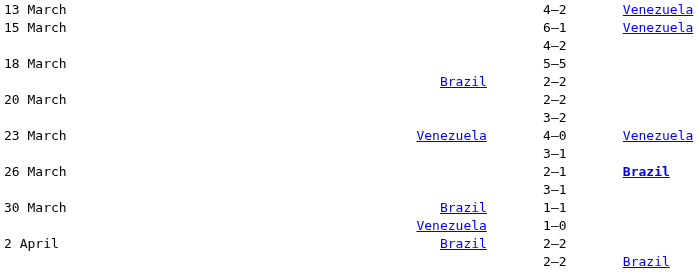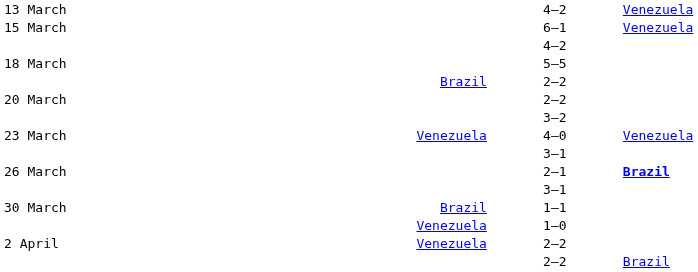(463, 244) Brazil -> (452, 244) Venezuela
